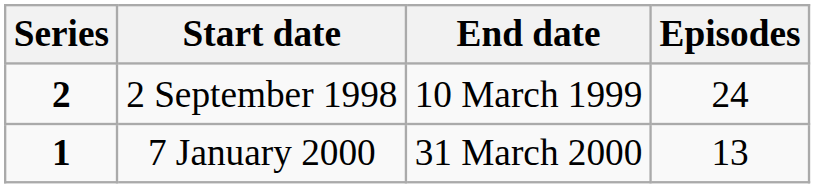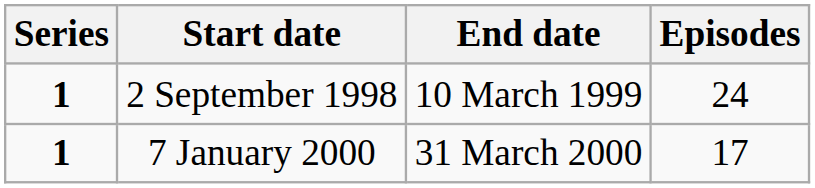(61, 93) 2 -> (61, 93) 1
(730, 152) 13 -> (730, 152) 17
